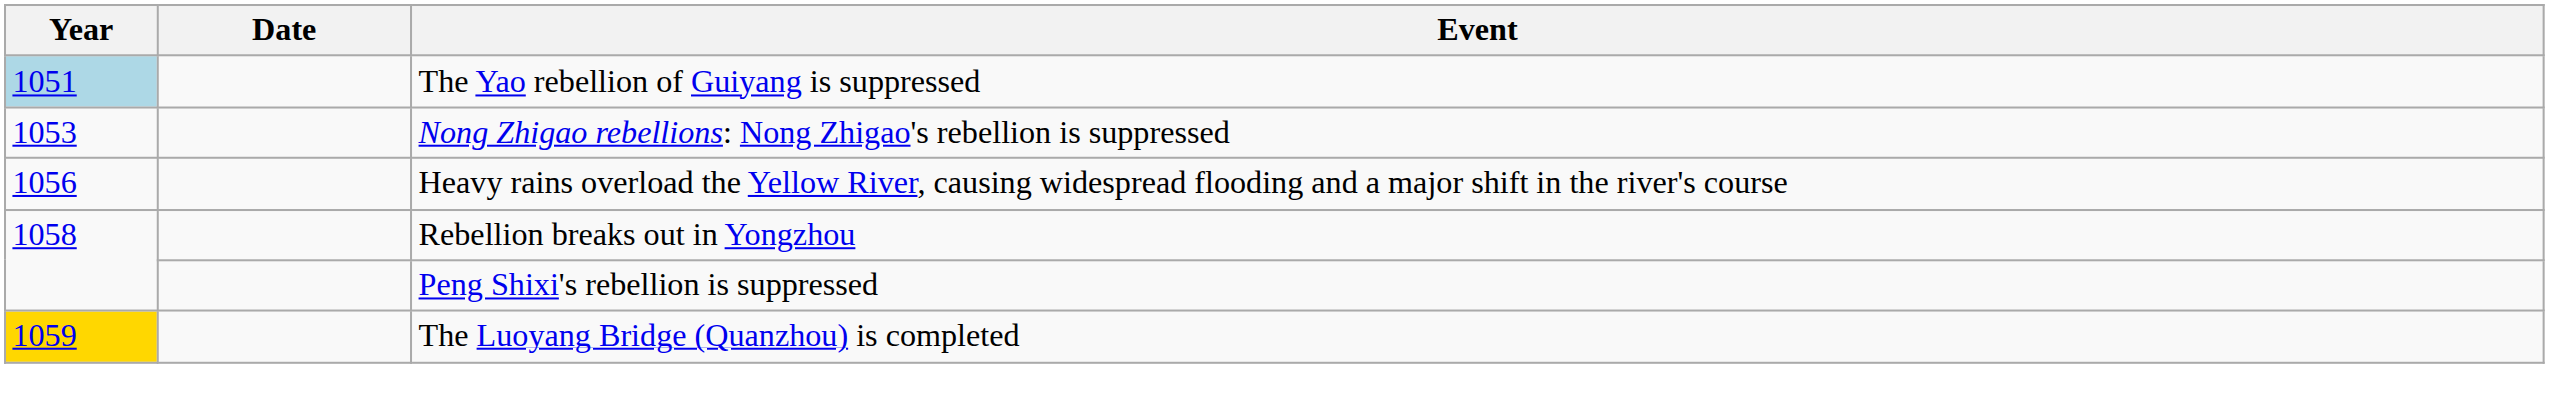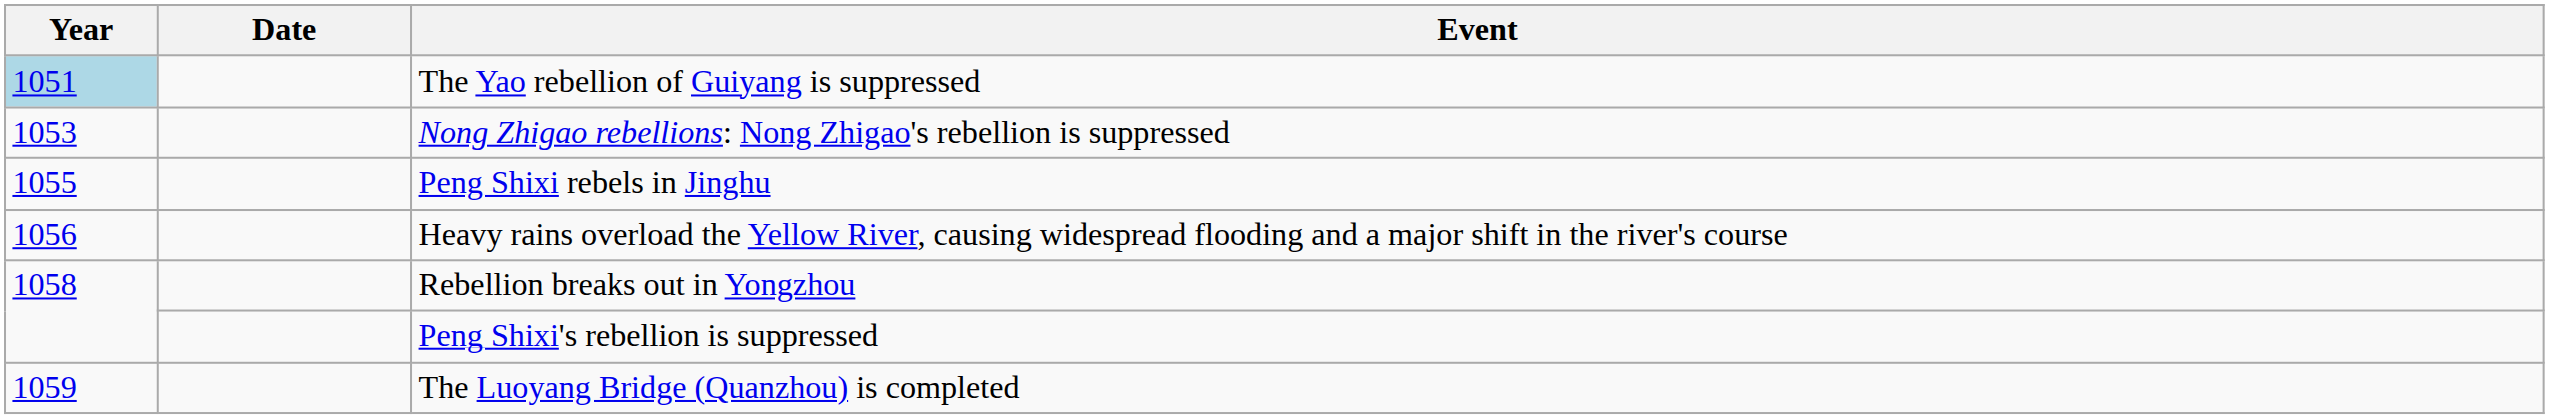+ row: (595, 183)
(45, 336) gold background -> (45, 387) no background
